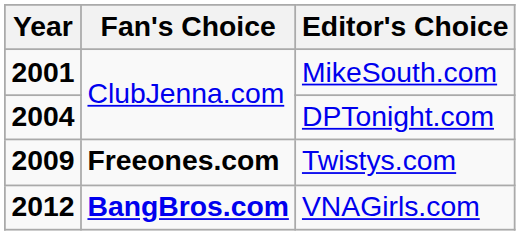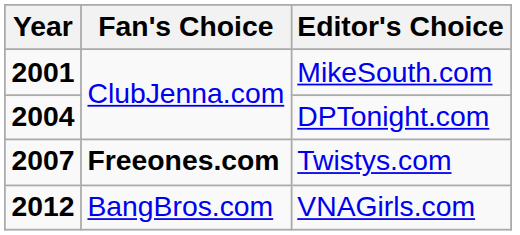(43, 161) 2009 -> (43, 161) 2007
(188, 206) bold -> (180, 206) normal
